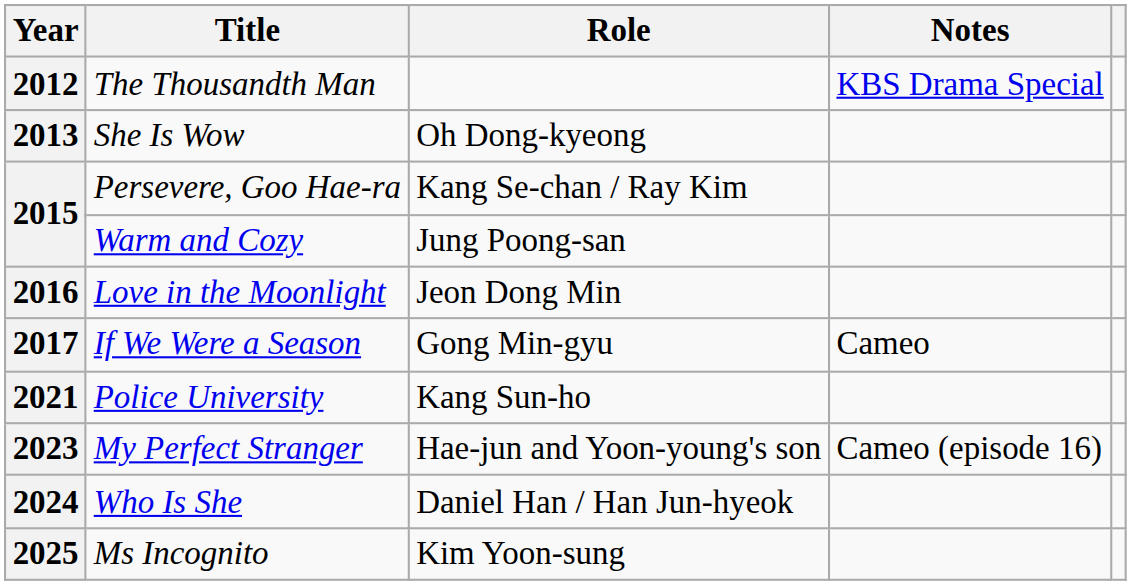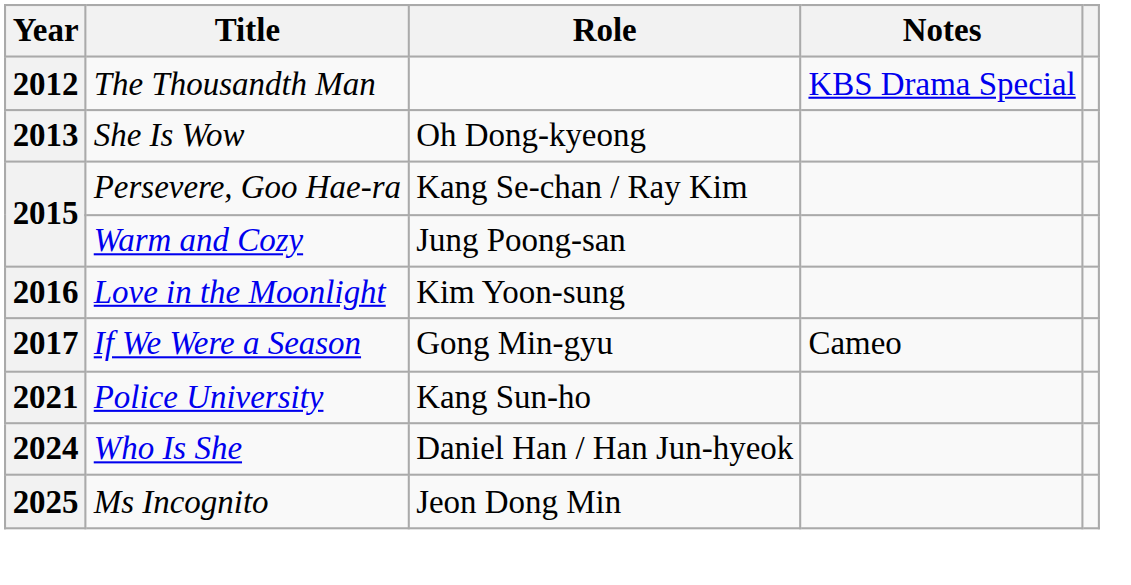(519, 291) Jeon Dong Min -> (521, 291) Kim Yoon-sung
- row: (46, 448)
(521, 553) Kim Yoon-sung -> (519, 501) Jeon Dong Min
